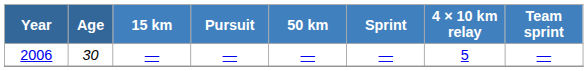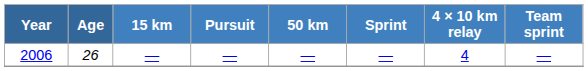(91, 55) 30 -> (91, 55) 26
(465, 55) 5 -> (465, 55) 4
